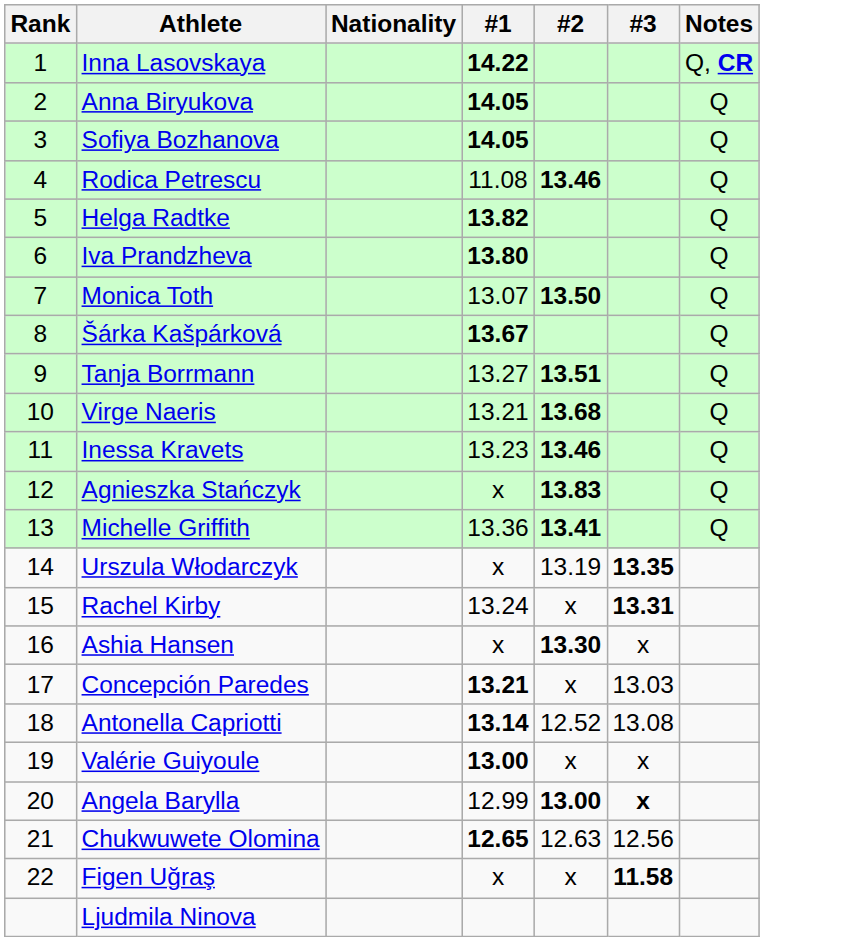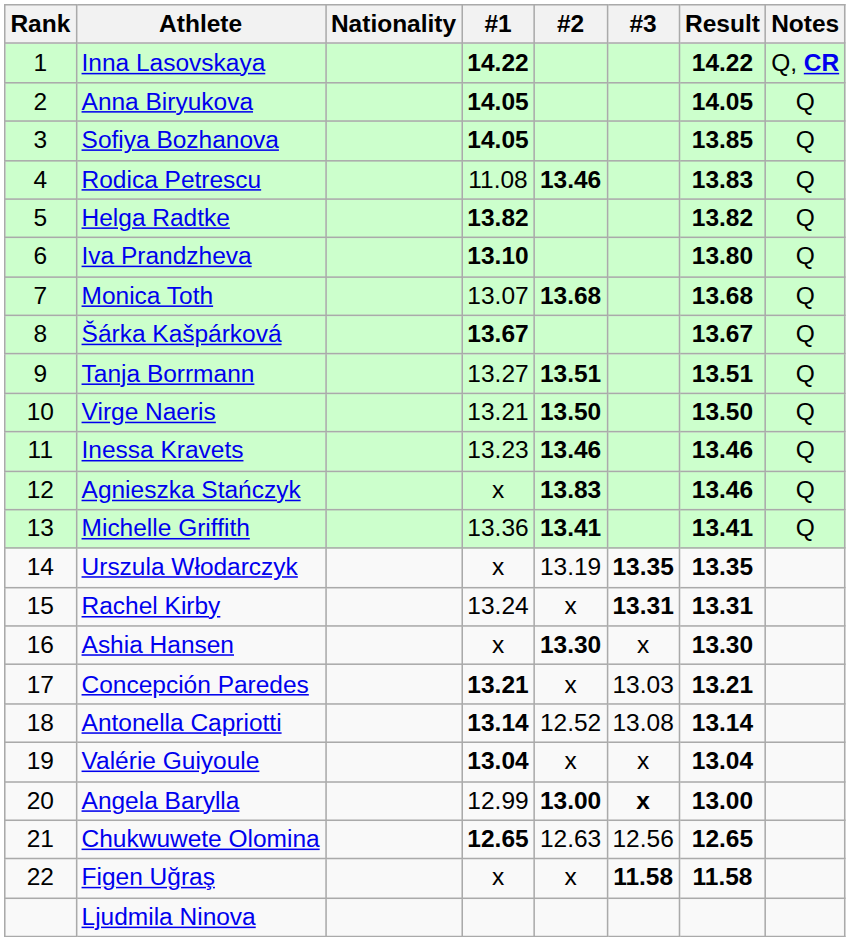+ column: (722, 23)
(498, 256) 13.80 -> (498, 256) 13.10
(571, 295) 13.50 -> (571, 295) 13.68
(571, 412) 13.68 -> (571, 412) 13.50
(498, 761) 13.00 -> (498, 761) 13.04
